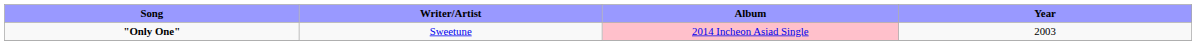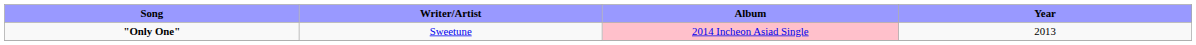(1045, 31) 2003 -> (1045, 31) 2013
